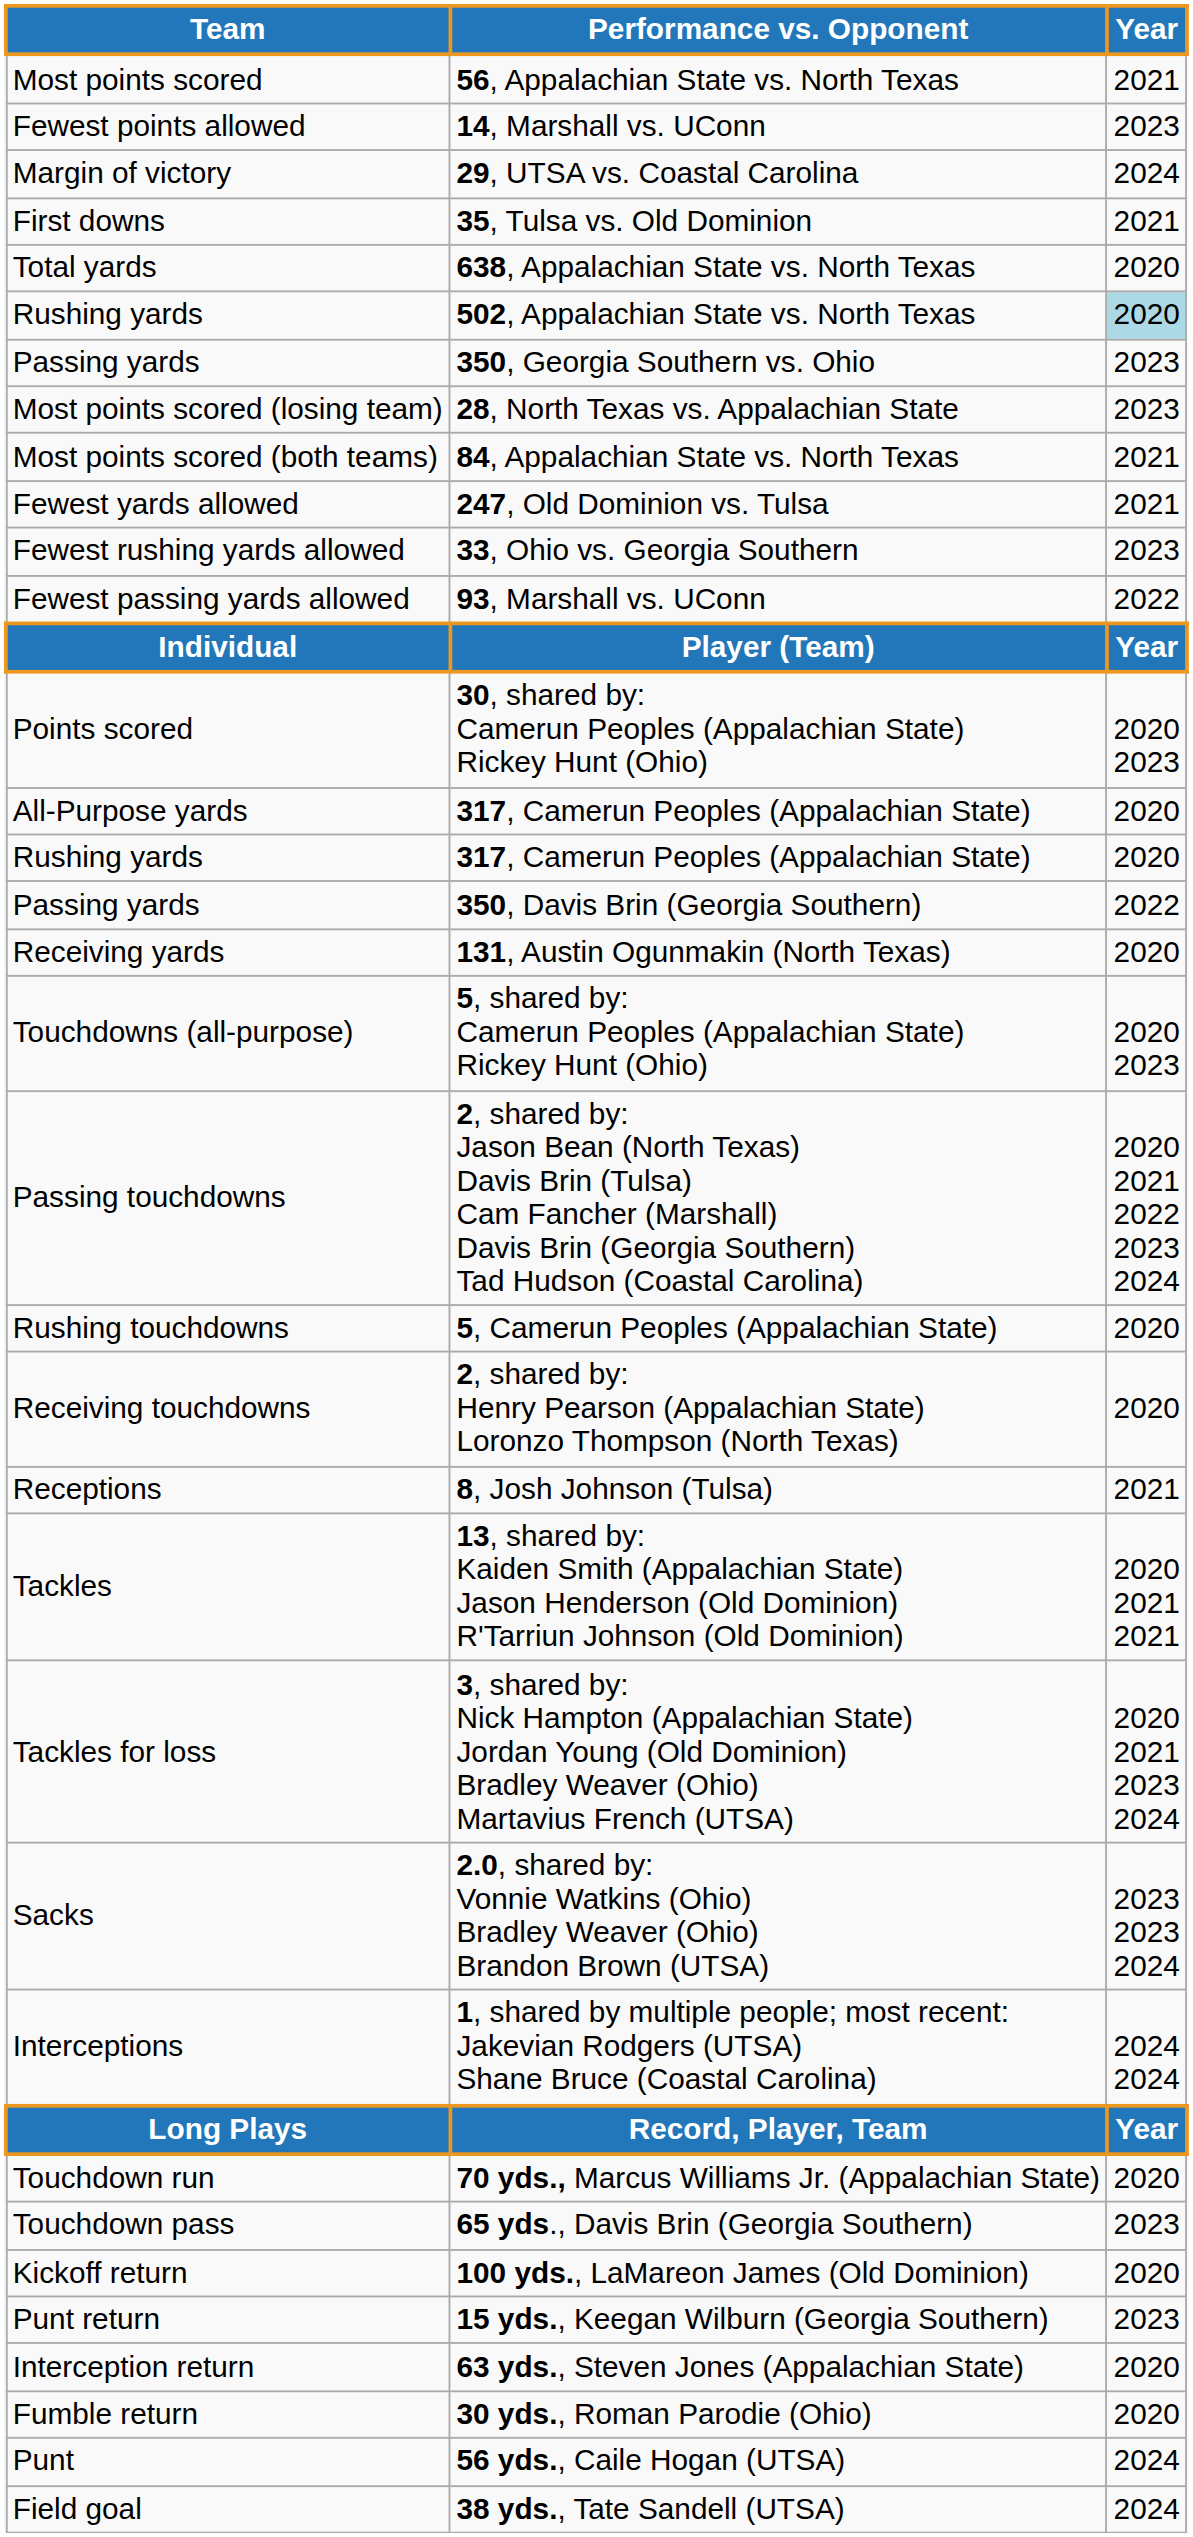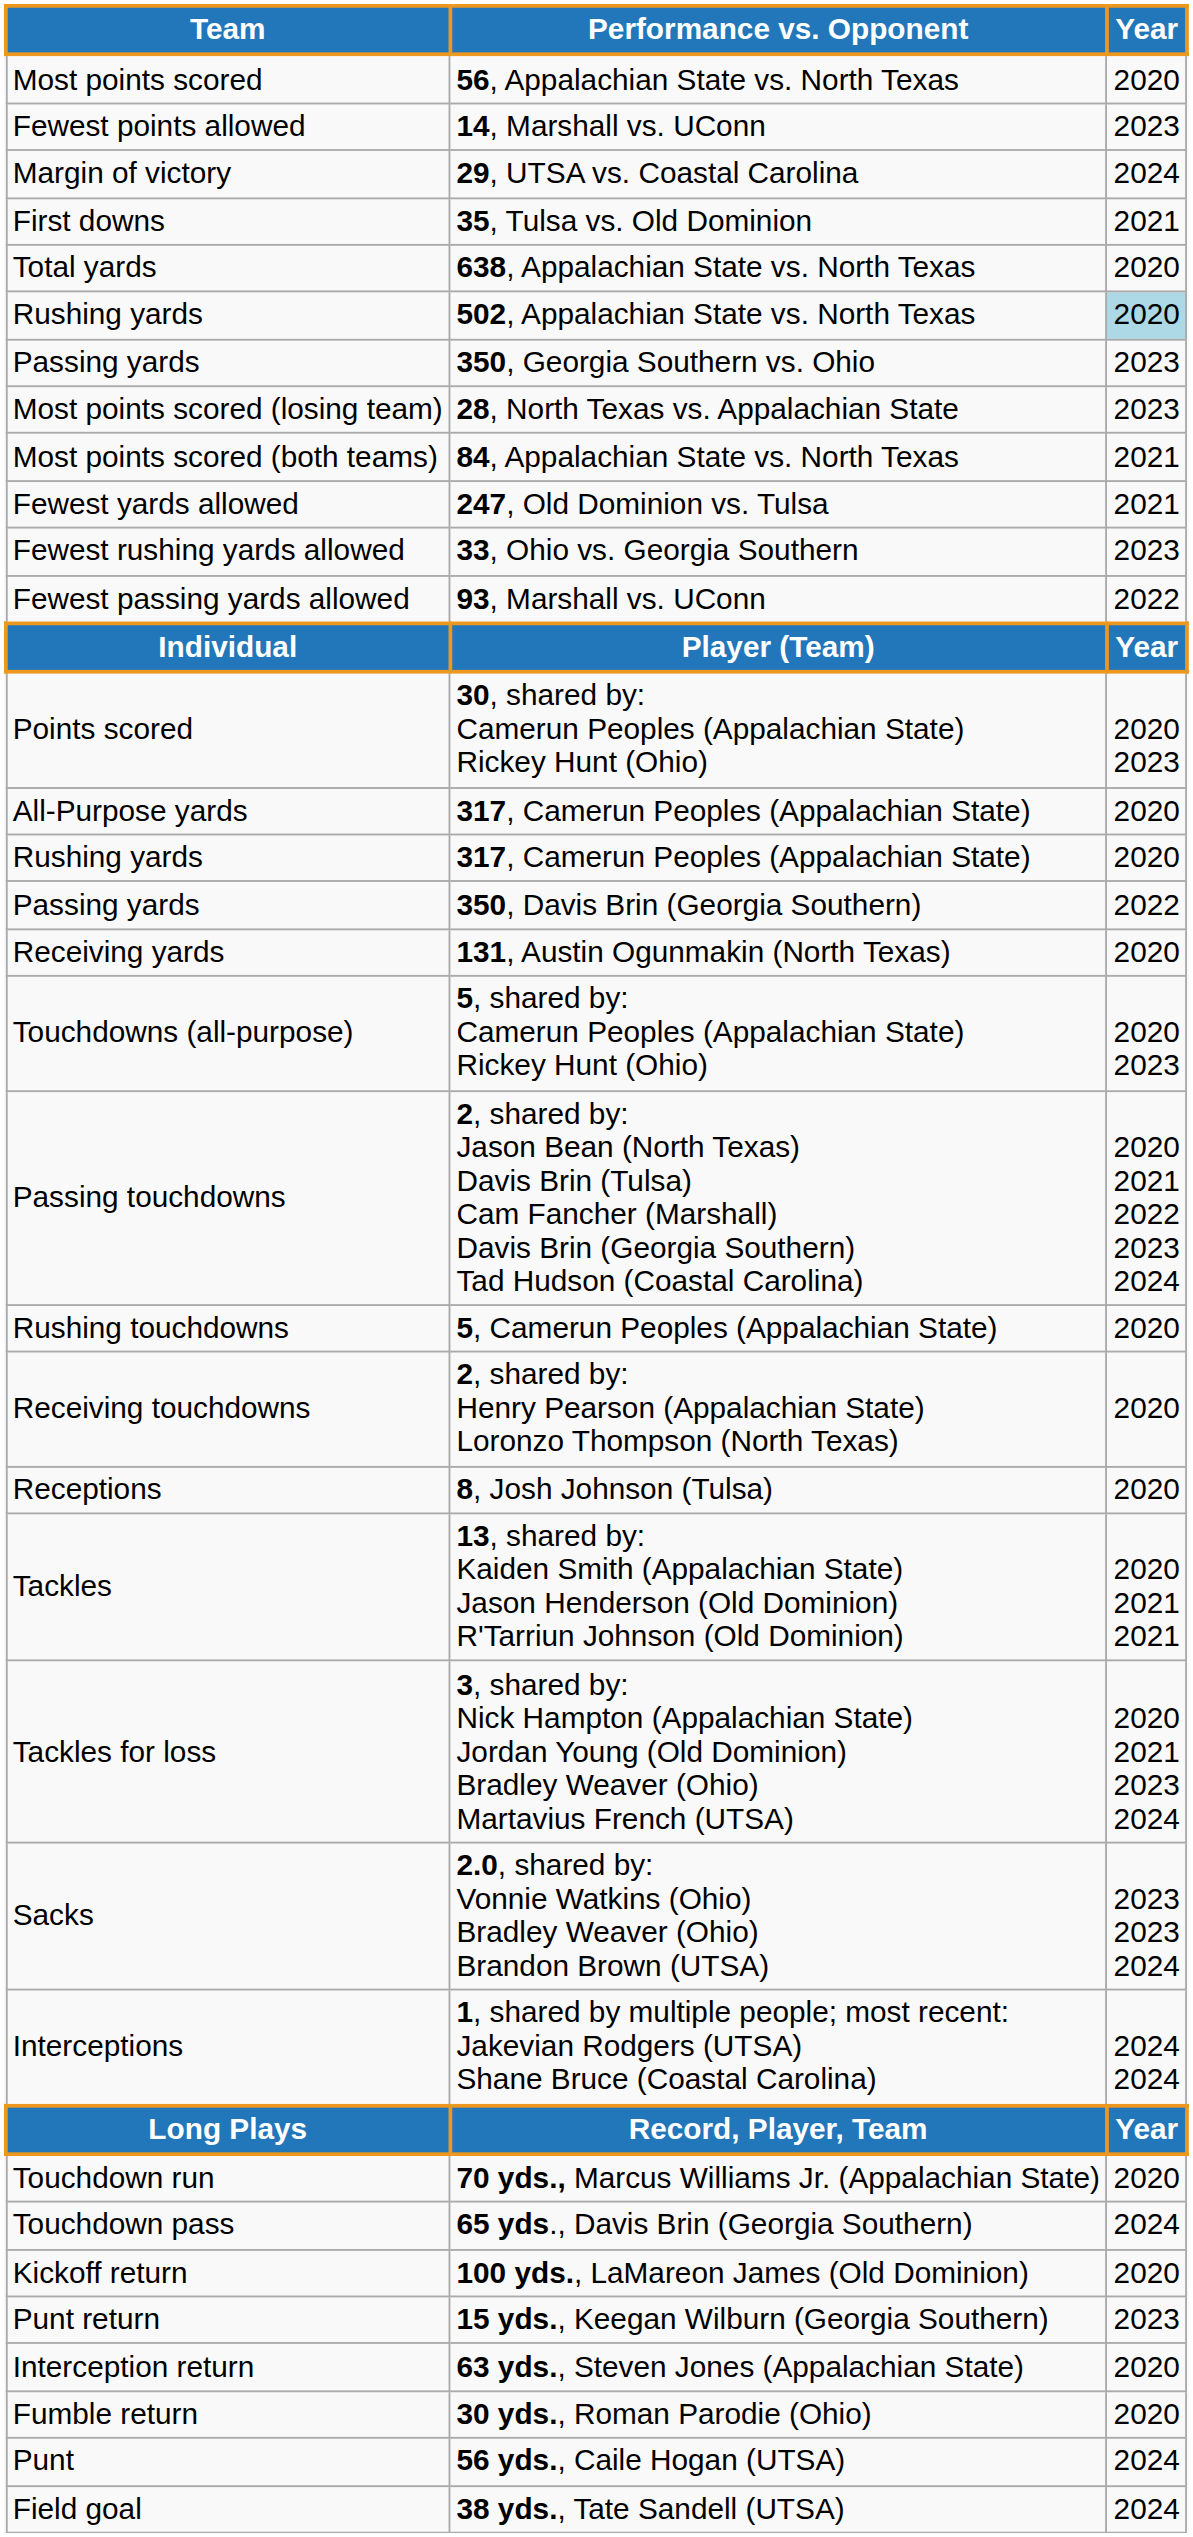(1147, 79) 2021 -> (1147, 79) 2020
(1147, 1489) 2021 -> (1147, 1489) 2020
(1147, 2225) 2023 -> (1147, 2225) 2024
